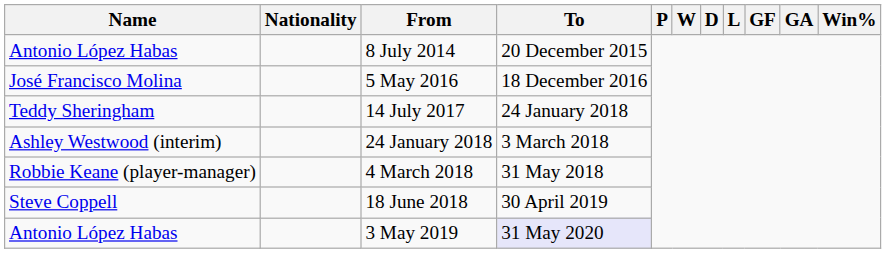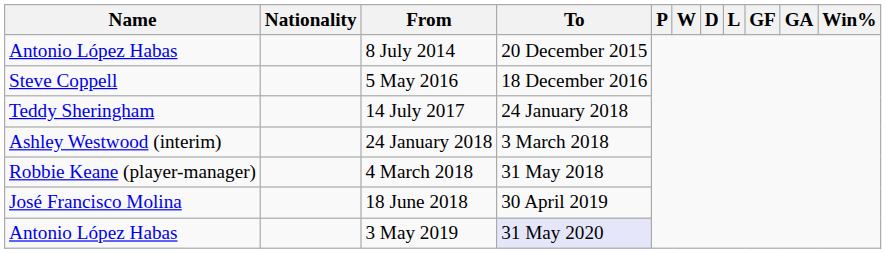(95, 80) José Francisco Molina -> (63, 80) Steve Coppell
(63, 202) Steve Coppell -> (95, 202) José Francisco Molina
